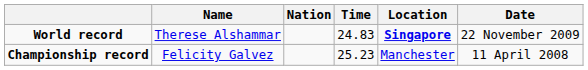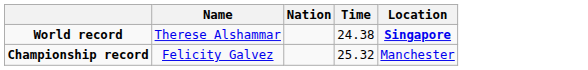- column: (520, 15)
(356, 35) 24.83 -> (356, 35) 24.38
(356, 55) 25.23 -> (356, 55) 25.32
